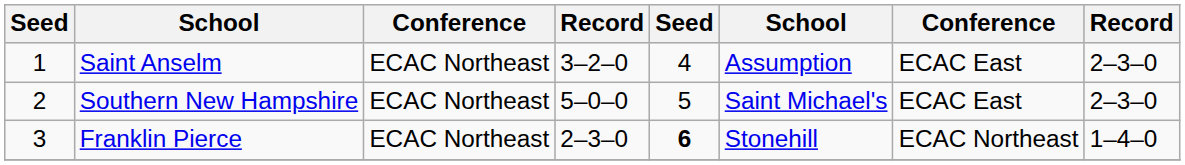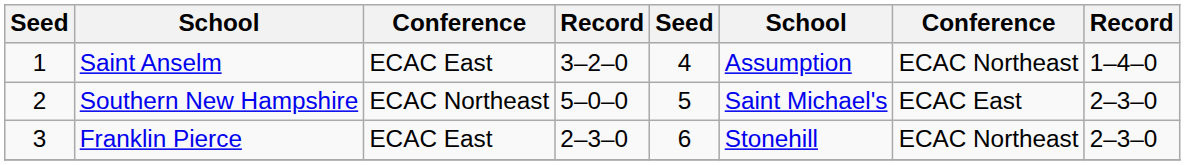(459, 62) ECAC Northeast -> (431, 62) ECAC East
(960, 62) ECAC East -> (989, 62) ECAC Northeast
(1124, 62) 2–3–0 -> (1124, 62) 1–4–0
(459, 139) ECAC Northeast -> (431, 139) ECAC East
(684, 139) bold -> (684, 139) normal
(1124, 139) 1–4–0 -> (1124, 139) 2–3–0
